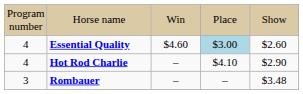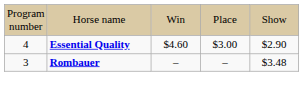(225, 44) lightblue background -> (225, 44) no background
(274, 44) $2.60 -> (274, 44) $2.90
- row: (89, 62)
